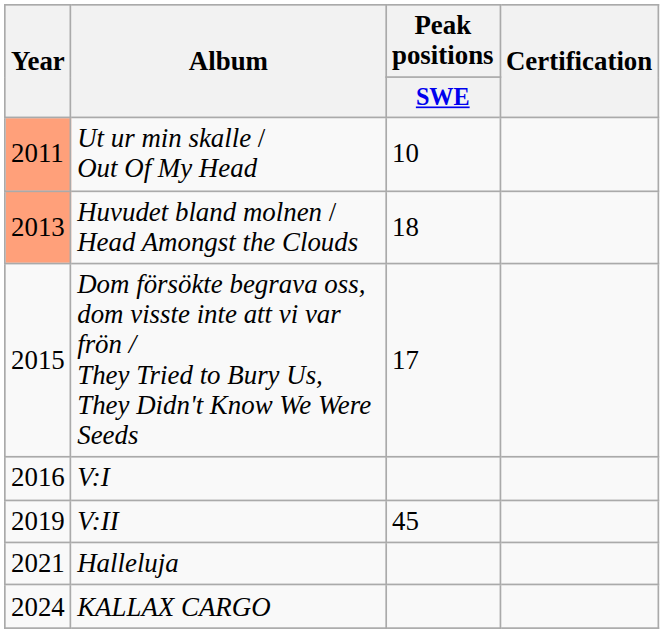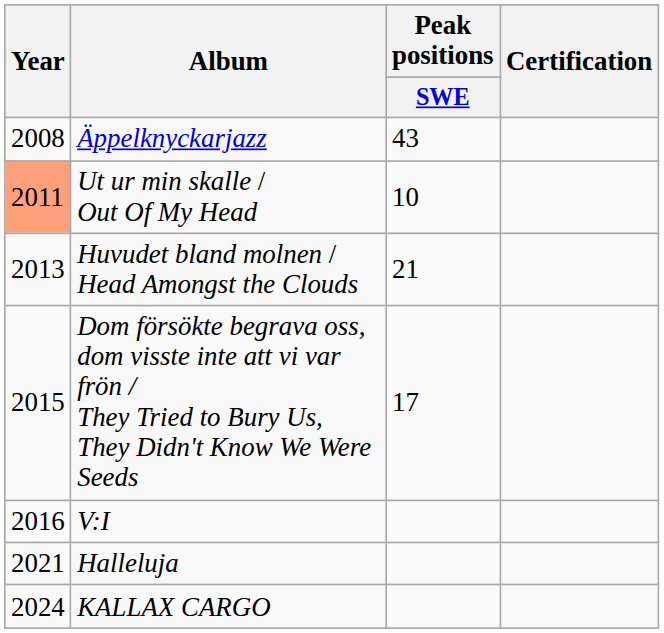+ row: (172, 138)
(38, 226) lightsalmon background -> (38, 269) no background
(405, 226) 18 -> (405, 269) 21
- row: (98, 520)
